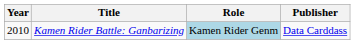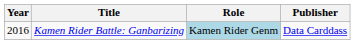(18, 30) 2010 -> (18, 30) 2016
